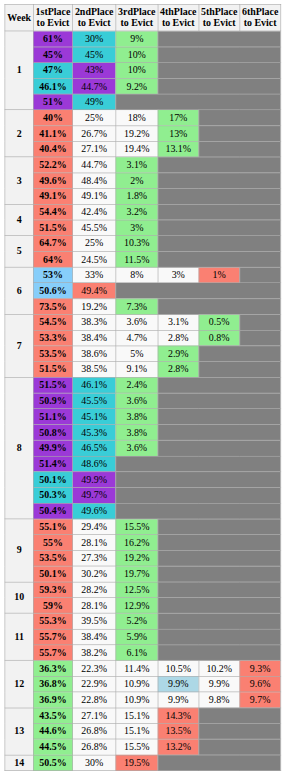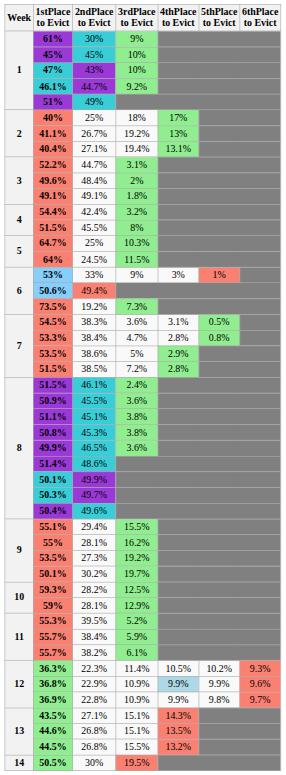(137, 228) 3% -> (137, 228) 8%
(137, 275) 8% -> (137, 275) 9%
(137, 369) 9.1% -> (137, 369) 7.2%
